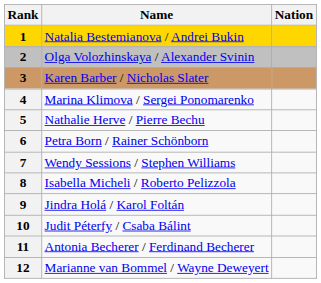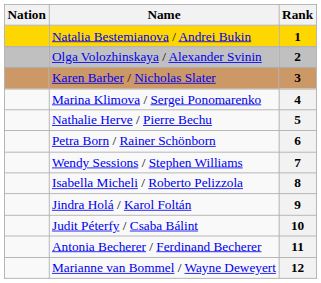columns swapped: (23, 15) <-> (294, 15)
